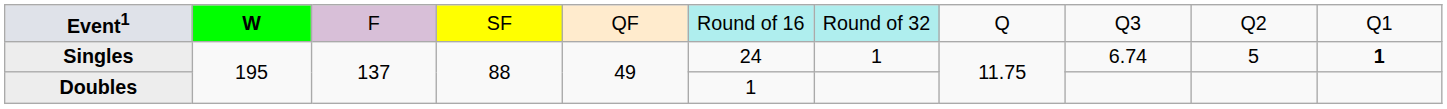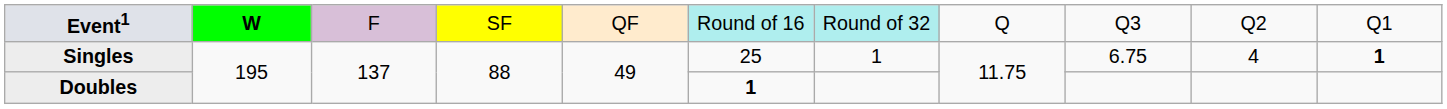(751, 57) 24 -> (751, 57) 25
(1128, 57) 6.74 -> (1128, 57) 6.75
(1254, 57) 5 -> (1254, 57) 4
(751, 88) normal -> (751, 88) bold
